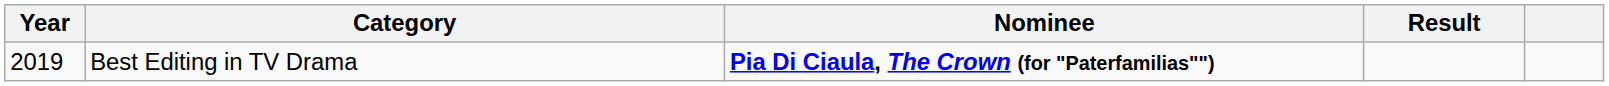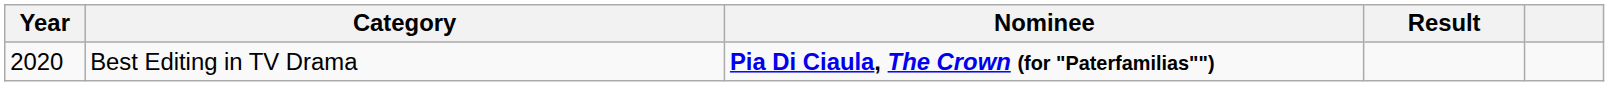(37, 61) 2019 -> (37, 61) 2020
